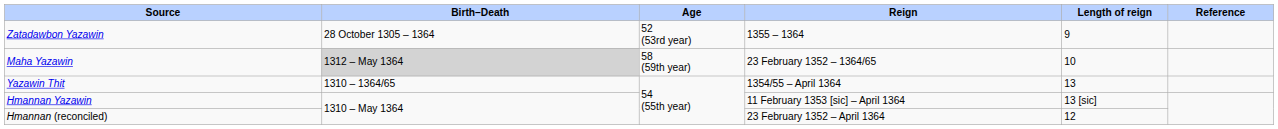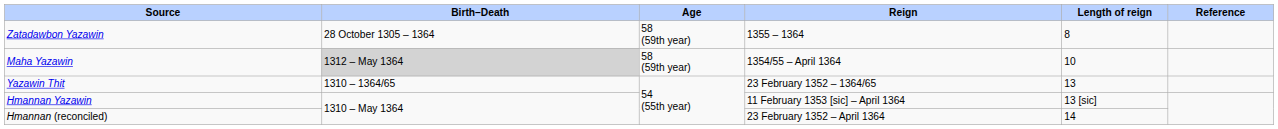(666, 34) 52 (53rd year) -> (666, 34) 58 (59th year)
(1067, 34) 9 -> (1067, 34) 8
(812, 62) 23 February 1352 – 1364/65 -> (794, 62) 1354/55 – April 1364
(794, 84) 1354/55 – April 1364 -> (812, 84) 23 February 1352 – 1364/65
(1070, 116) 12 -> (1070, 116) 14
